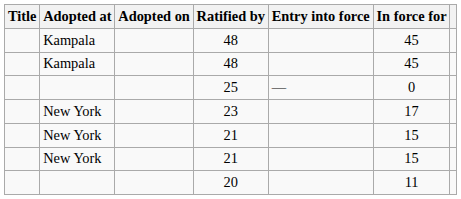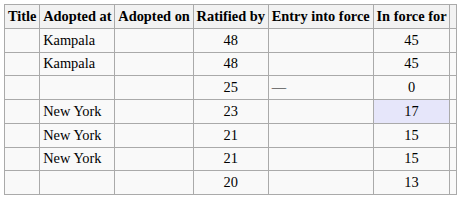(412, 111) no background -> (412, 111) lavender background
(412, 182) 11 -> (412, 182) 13
